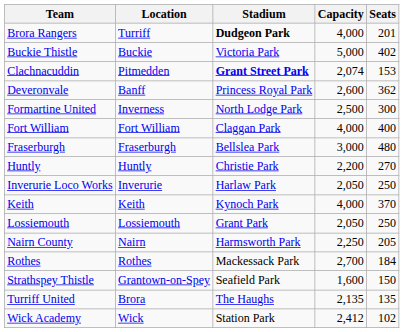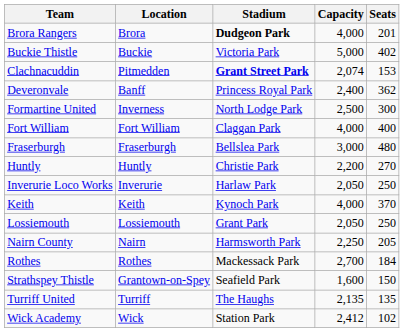(134, 33) Turriff -> (132, 33) Brora
(350, 90) 2,600 -> (350, 90) 2,400
(132, 299) Brora -> (134, 299) Turriff
